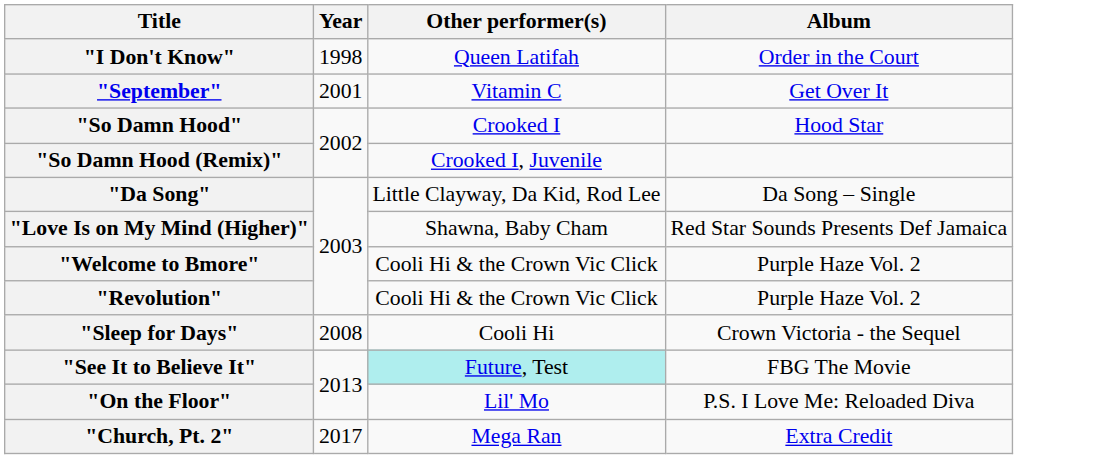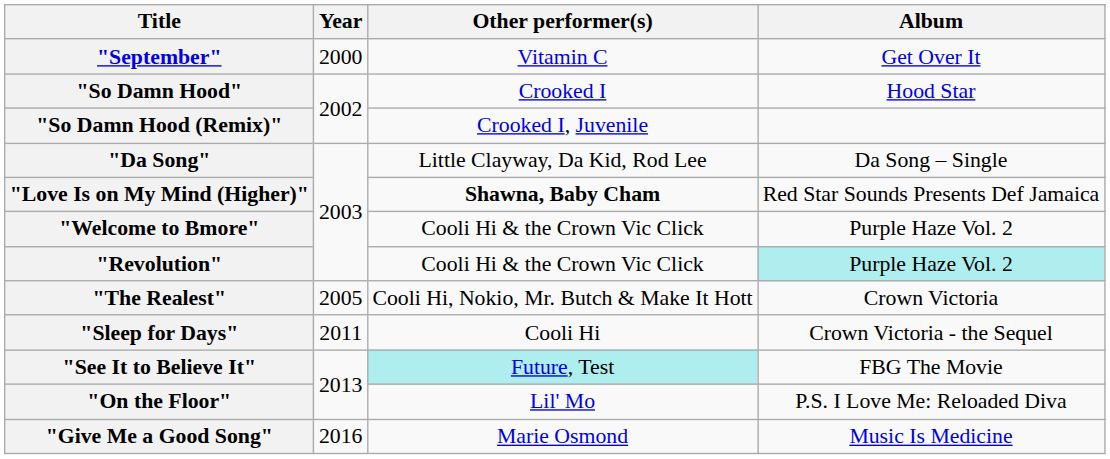- row: (159, 56)
(341, 90) 2001 -> (341, 56) 2000
(516, 228) normal -> (563, 194) bold
(839, 297) no background -> (931, 263) paleturquoise background
+ row: (159, 297)
(341, 332) 2008 -> (341, 332) 2011
+ row: (159, 435)
- row: (159, 435)
